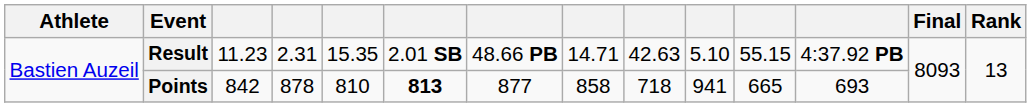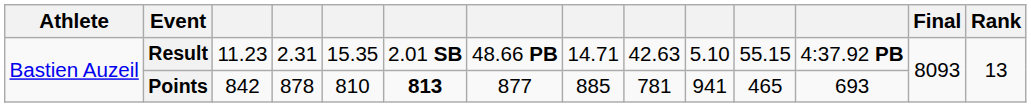(593, 86) 858 -> (593, 86) 885
(654, 86) 718 -> (654, 86) 781
(765, 86) 665 -> (765, 86) 465
